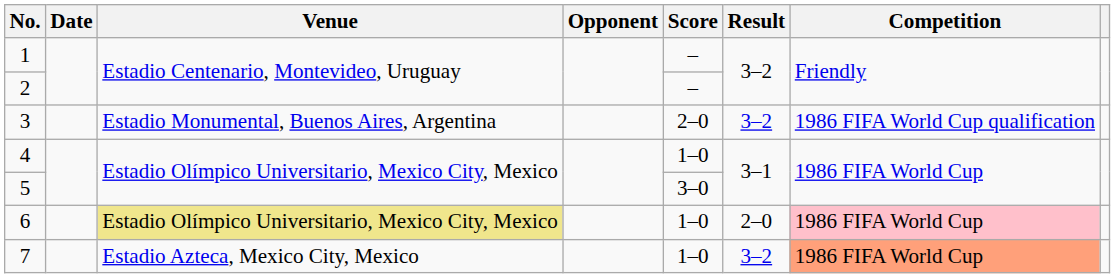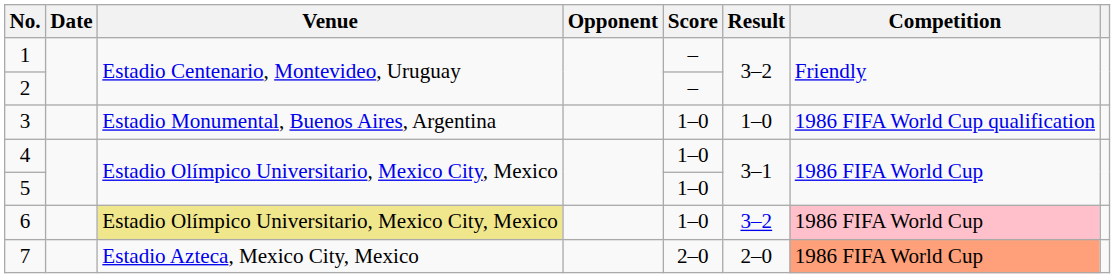(693, 121) 2–0 -> (693, 121) 1–0
(756, 121) 3–2 -> (756, 121) 1–0
(693, 188) 3–0 -> (693, 188) 1–0
(756, 222) 2–0 -> (756, 222) 3–2
(693, 255) 1–0 -> (693, 255) 2–0
(756, 255) 3–2 -> (756, 255) 2–0
